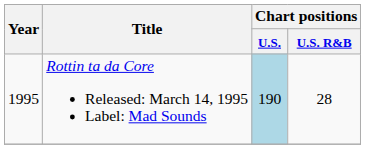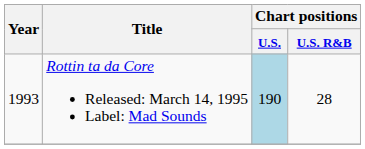(24, 99) 1995 -> (24, 99) 1993
